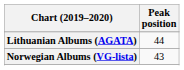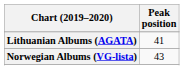(159, 40) 44 -> (159, 40) 41
